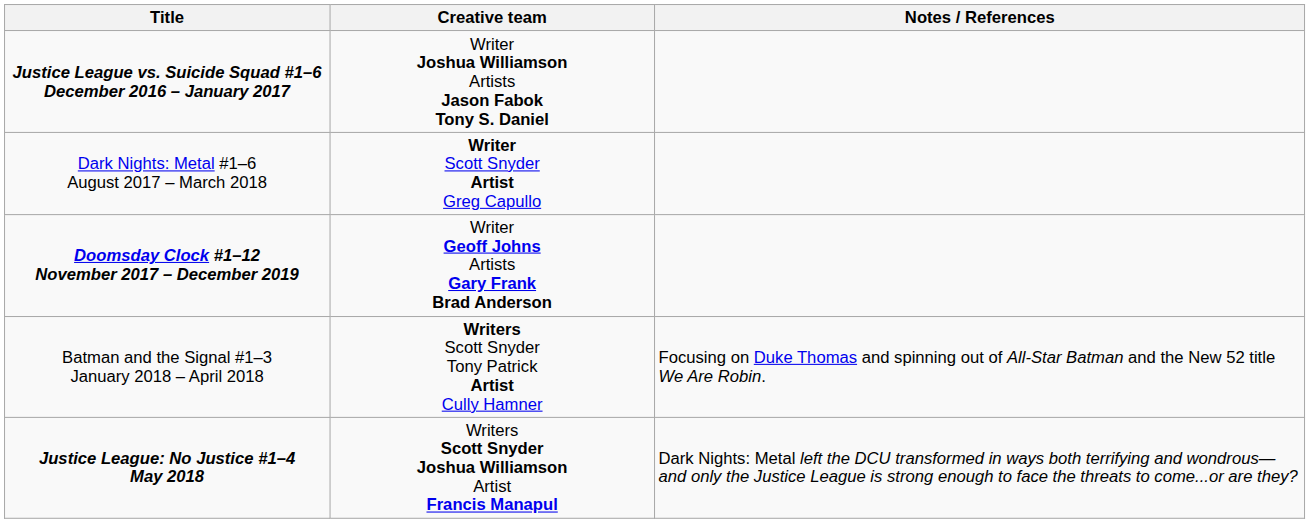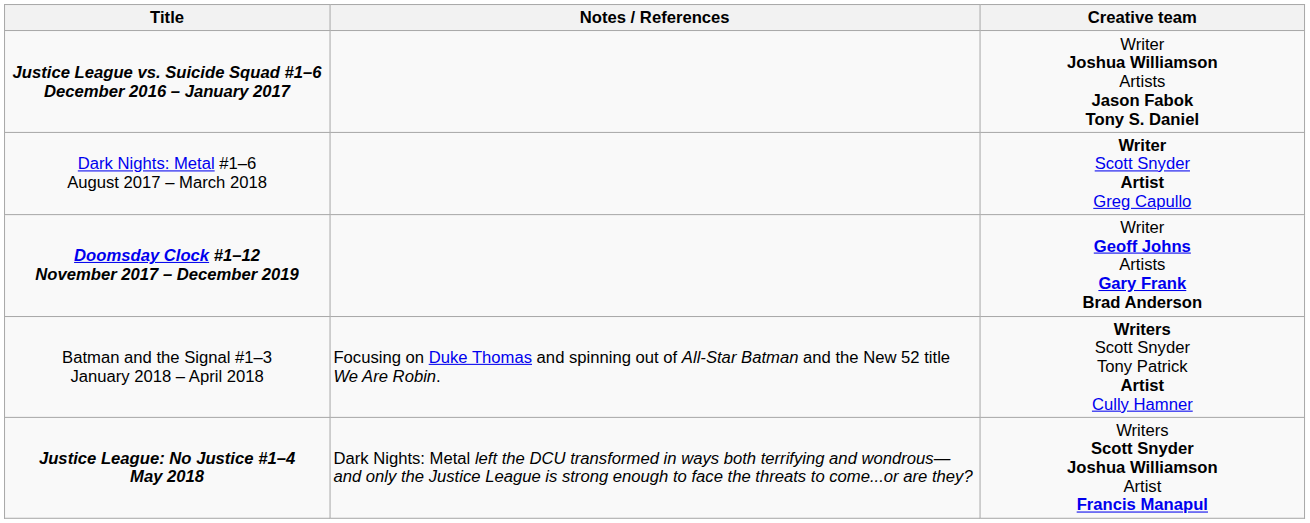columns swapped: (492, 17) <-> (980, 17)
